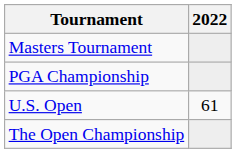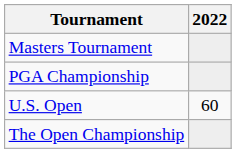(210, 105) 61 -> (210, 105) 60
